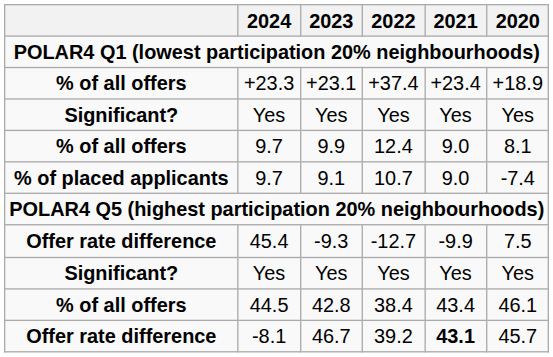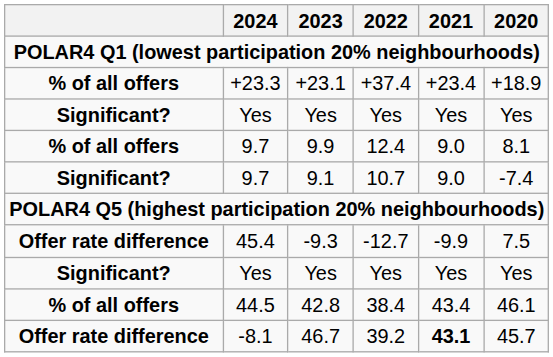(121, 178) % of placed applicants -> (114, 178) Significant?
